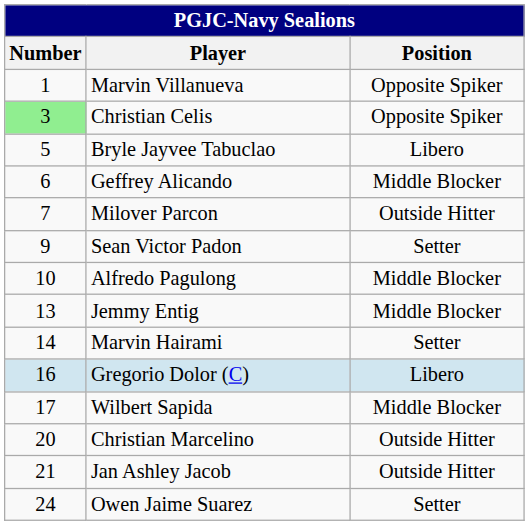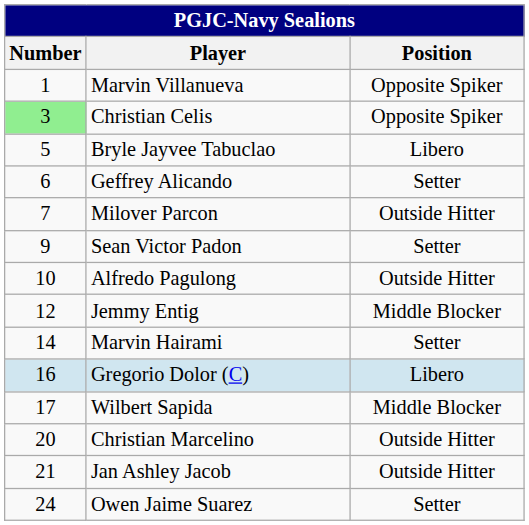(437, 181) Middle Blocker -> (437, 181) Setter
(437, 278) Middle Blocker -> (437, 278) Outside Hitter
(45, 310) 13 -> (45, 310) 12
